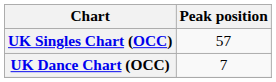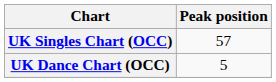(224, 65) 7 -> (224, 65) 5
